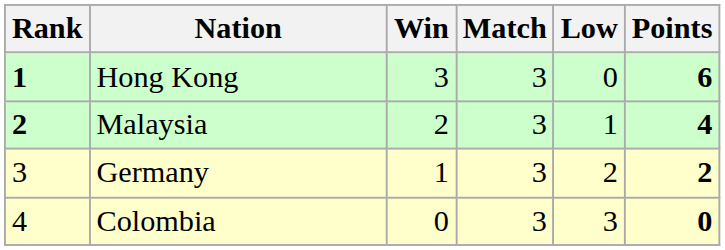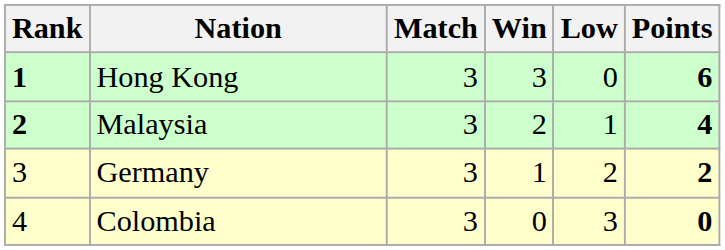columns swapped: (505, 28) <-> (421, 28)
